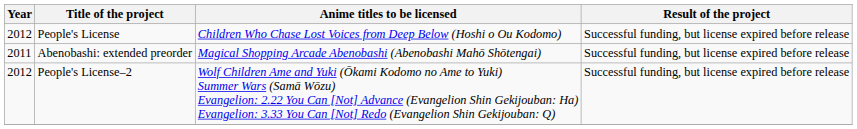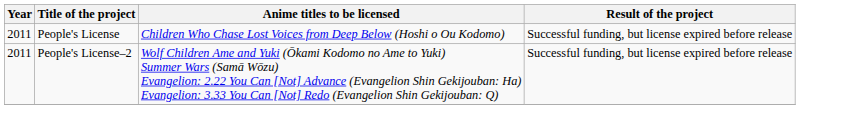(20, 33) 2012 -> (19, 33) 2011
- row: (115, 53)
(20, 72) 2012 -> (19, 53) 2011
